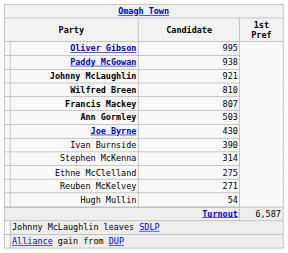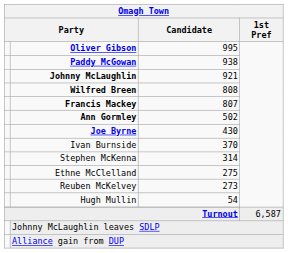(230, 90) 810 -> (230, 90) 808
(230, 117) 503 -> (230, 117) 502
(230, 145) 390 -> (230, 145) 370
(230, 186) 271 -> (230, 186) 273
